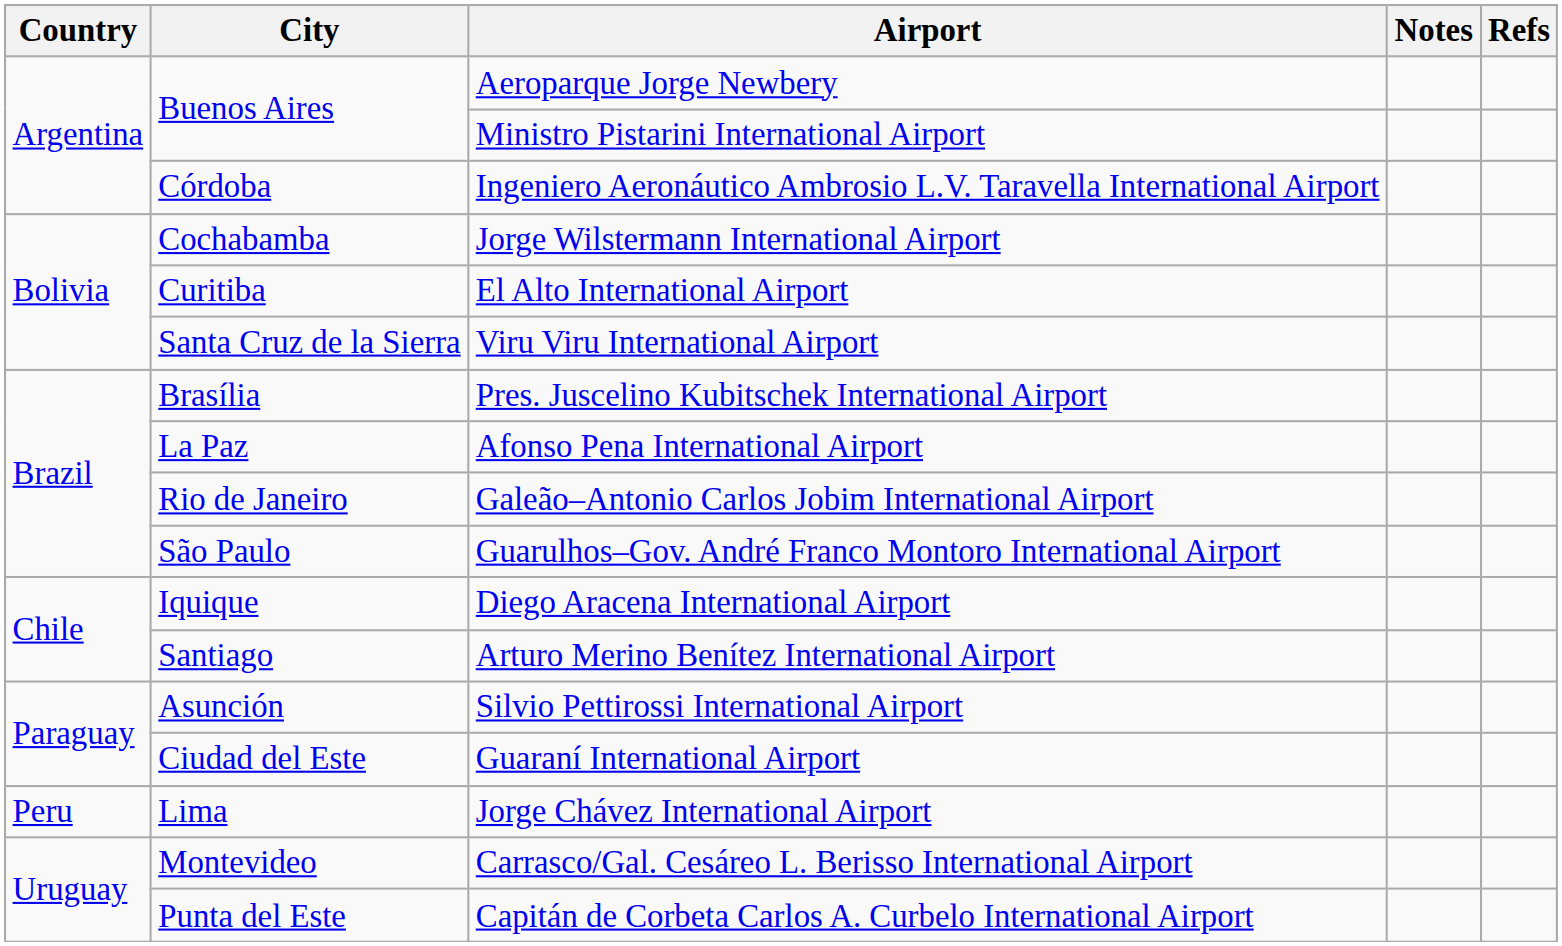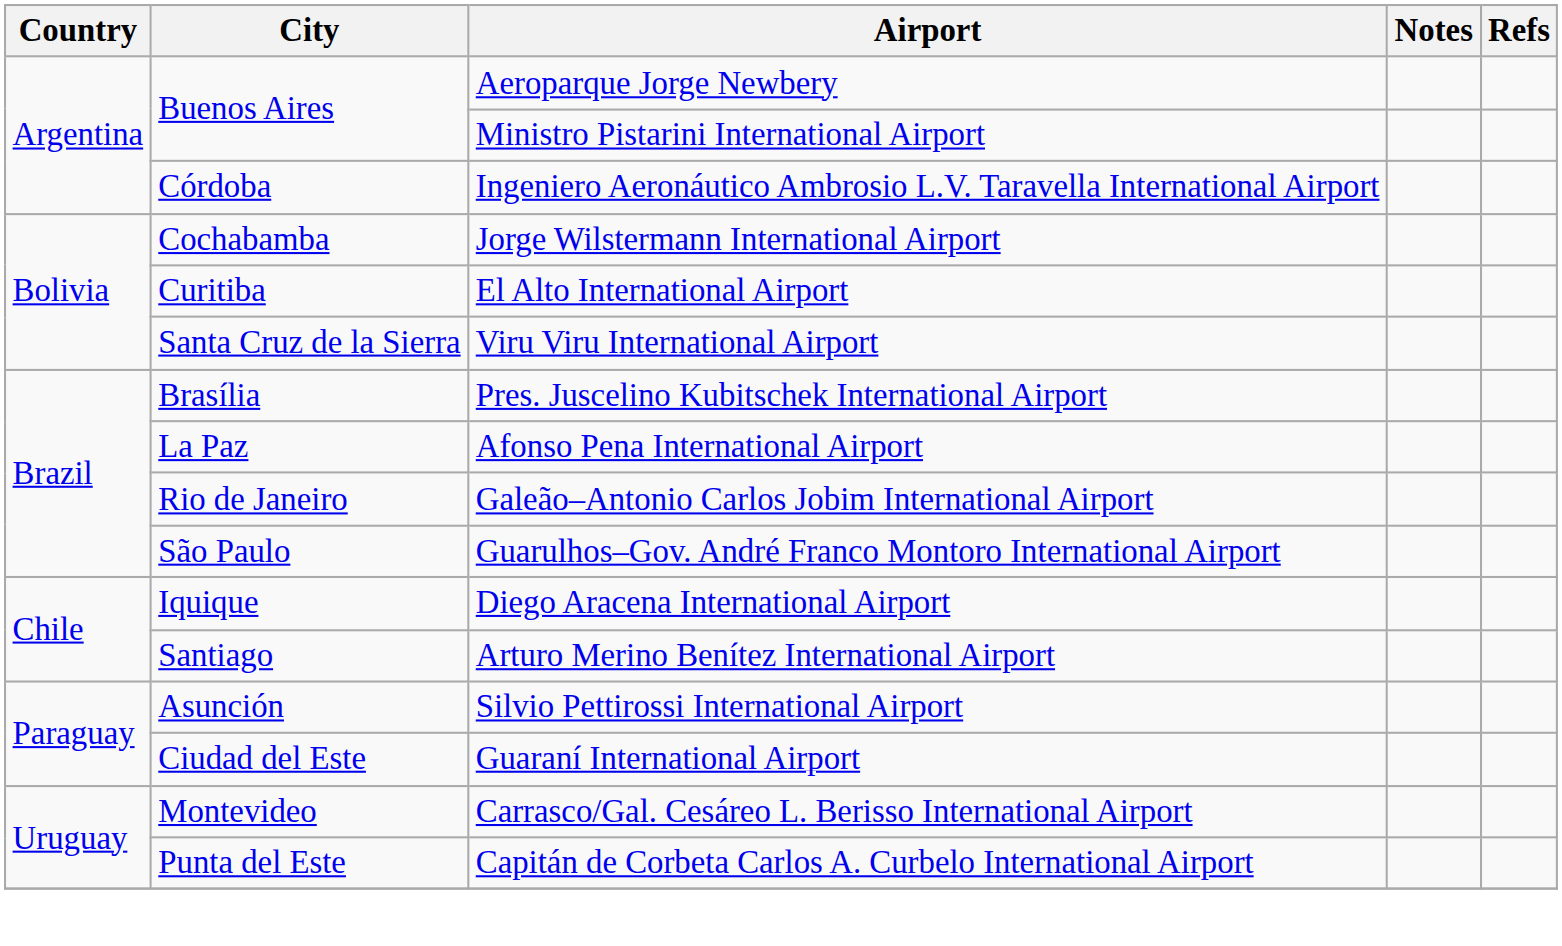- row: (704, 810)
